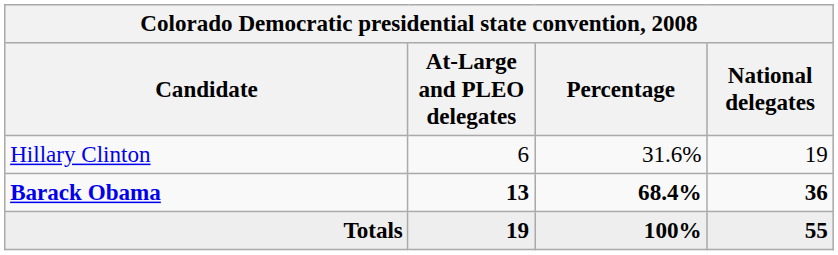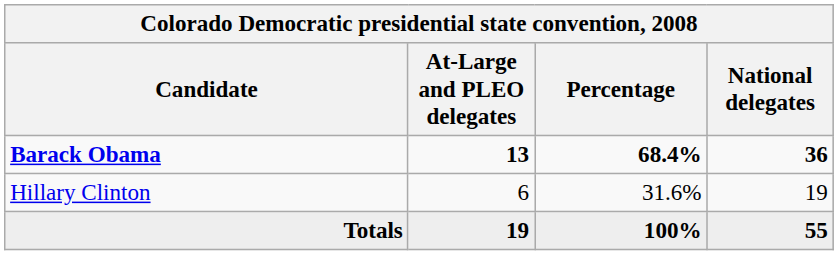rows swapped: (85, 192) <-> (80, 154)
